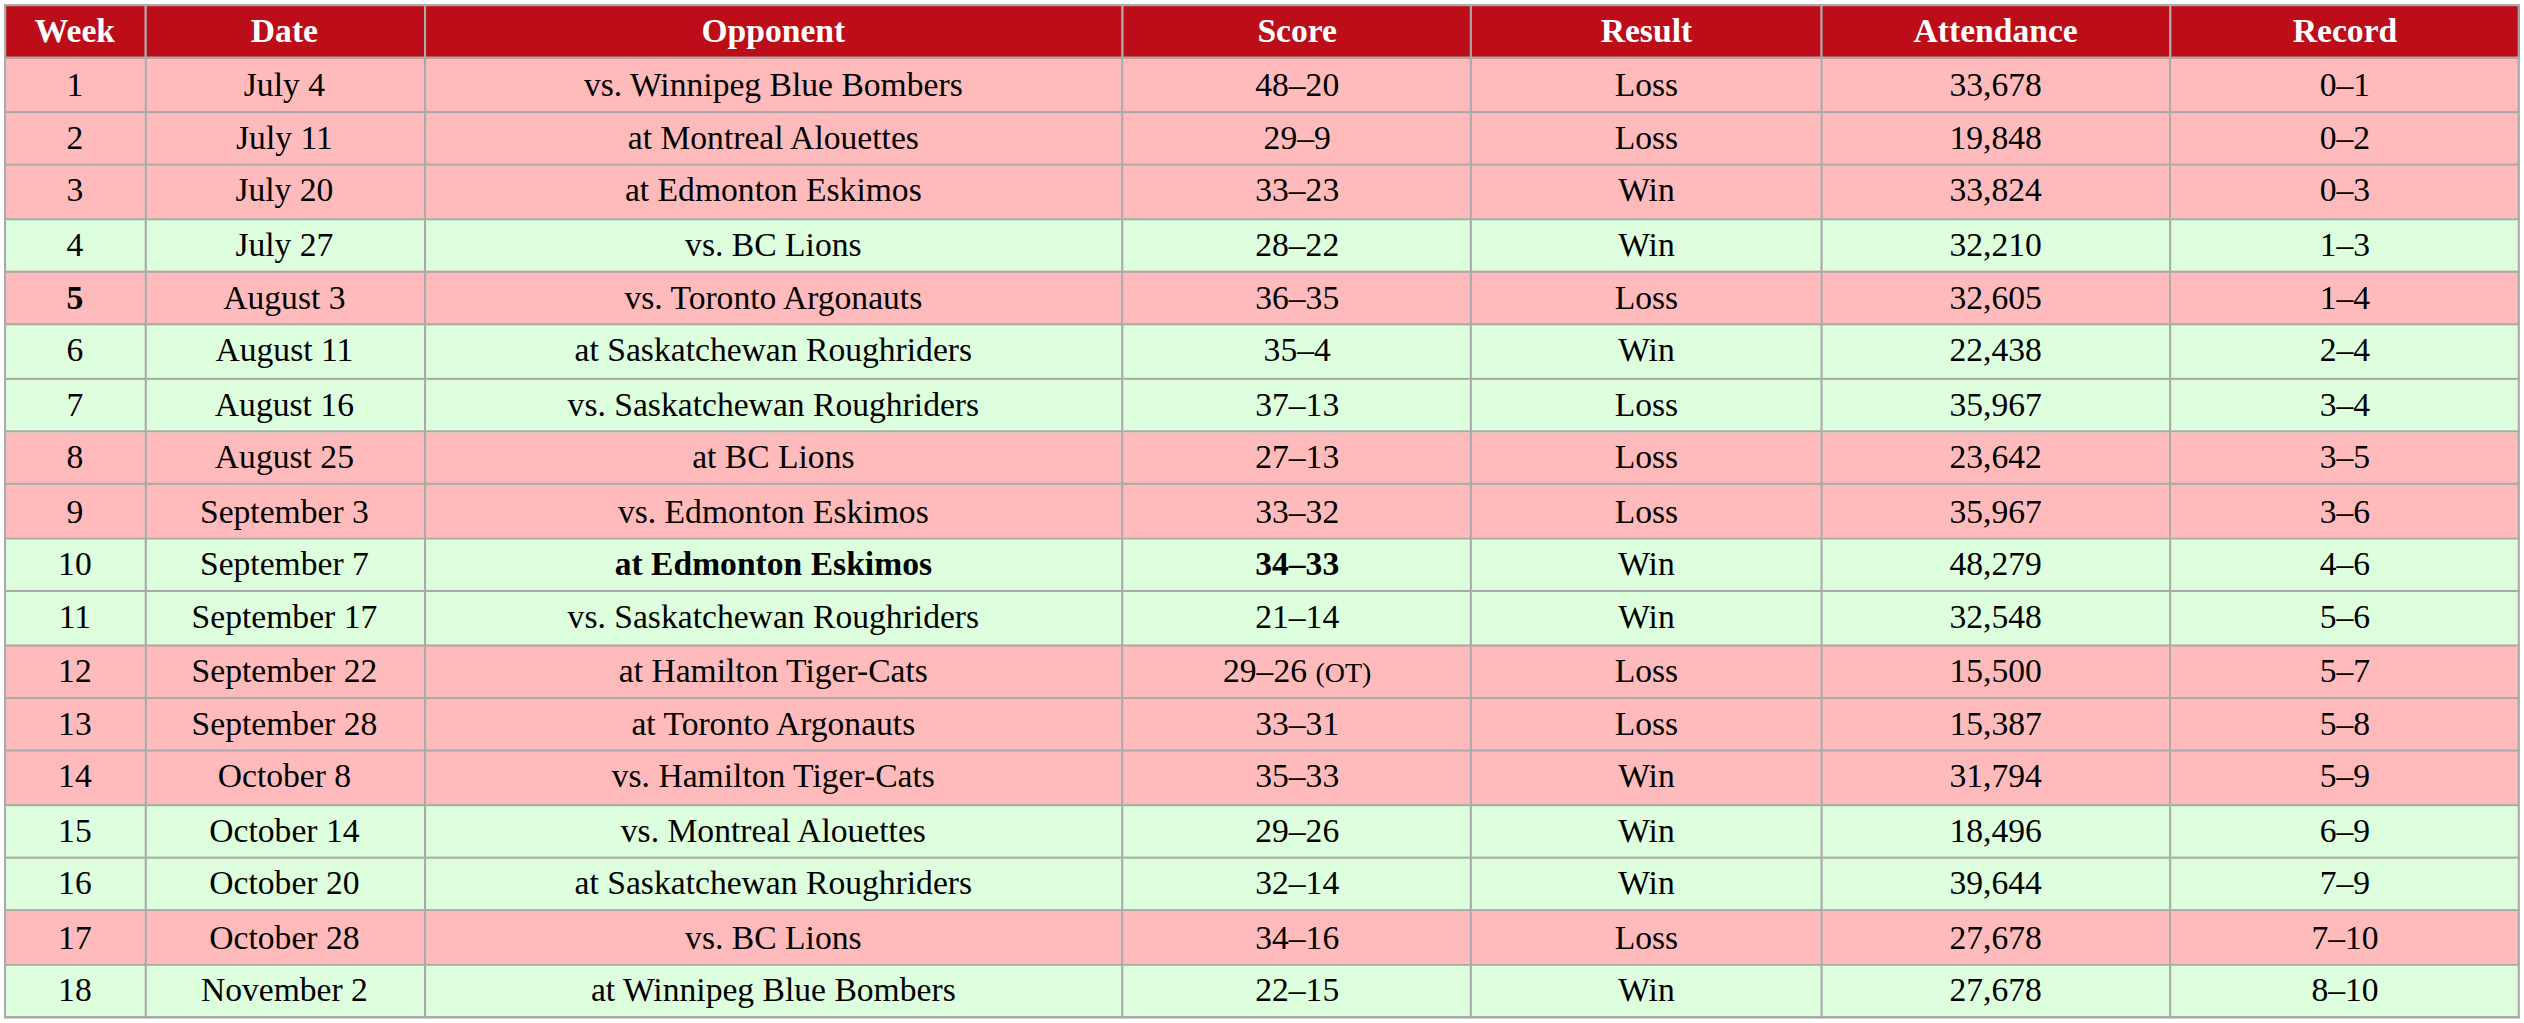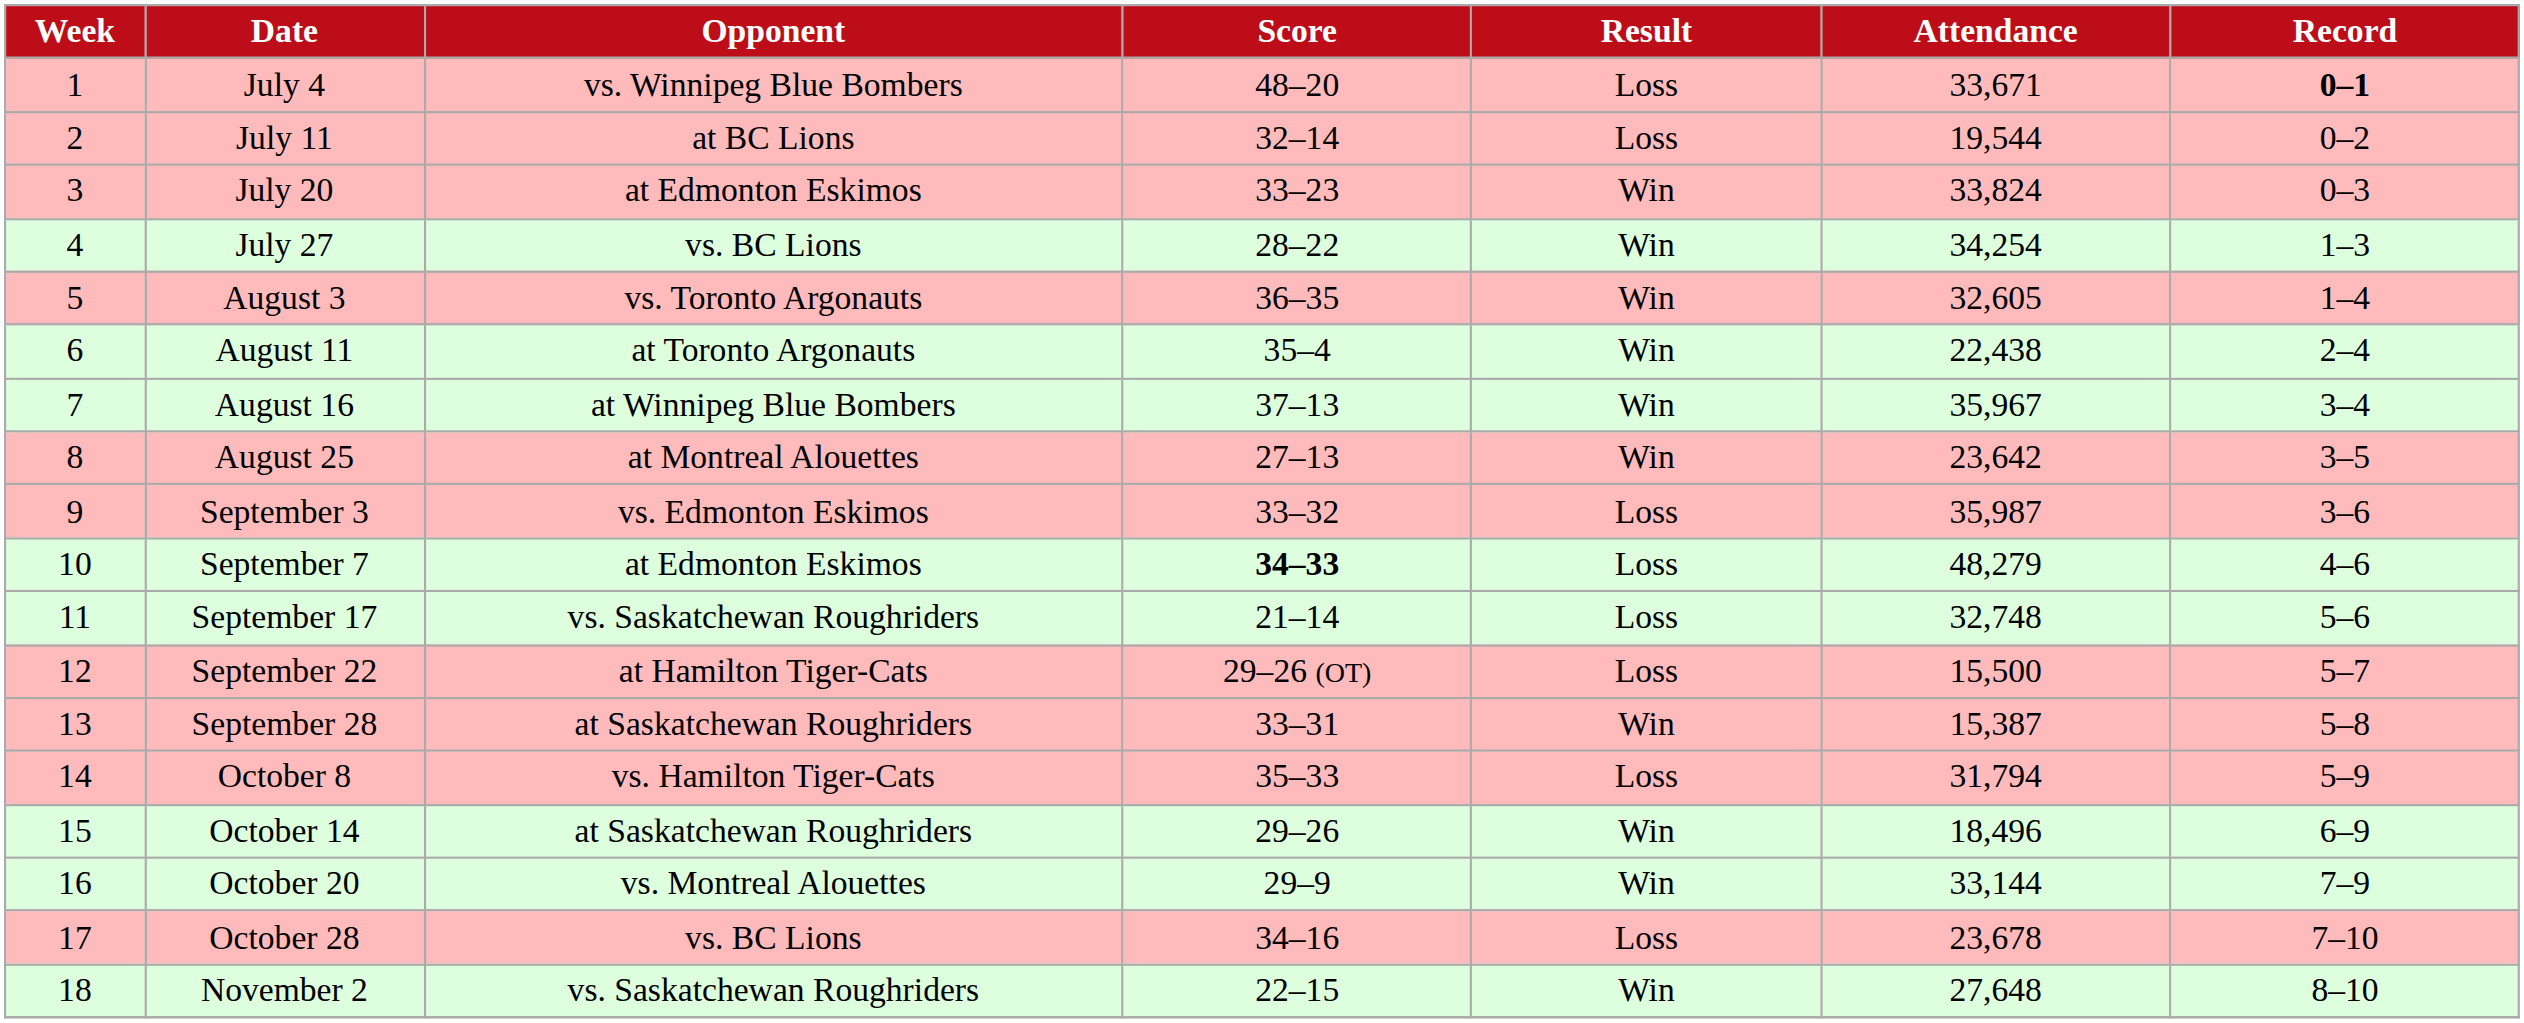(1996, 84) 33,678 -> (1996, 84) 33,671
(2345, 84) normal -> (2345, 84) bold
(773, 137) at Montreal Alouettes -> (773, 137) at BC Lions
(1297, 137) 29–9 -> (1297, 137) 32–14
(1996, 137) 19,848 -> (1996, 137) 19,544
(1996, 244) 32,210 -> (1996, 244) 34,254
(75, 297) bold -> (75, 297) normal
(1646, 297) Loss -> (1646, 297) Win
(773, 350) at Saskatchewan Roughriders -> (773, 350) at Toronto Argonauts
(773, 404) vs. Saskatchewan Roughriders -> (773, 404) at Winnipeg Blue Bombers
(1646, 404) Loss -> (1646, 404) Win
(773, 457) at BC Lions -> (773, 457) at Montreal Alouettes
(1646, 457) Loss -> (1646, 457) Win
(1996, 510) 35,967 -> (1996, 510) 35,987
(773, 564) bold -> (773, 564) normal
(1646, 564) Win -> (1646, 564) Loss
(1646, 617) Win -> (1646, 617) Loss
(1996, 617) 32,548 -> (1996, 617) 32,748
(773, 723) at Toronto Argonauts -> (773, 723) at Saskatchewan Roughriders
(1646, 723) Loss -> (1646, 723) Win
(1646, 777) Win -> (1646, 777) Loss
(773, 830) vs. Montreal Alouettes -> (773, 830) at Saskatchewan Roughriders
(773, 883) at Saskatchewan Roughriders -> (773, 883) vs. Montreal Alouettes
(1297, 883) 32–14 -> (1297, 883) 29–9
(1996, 883) 39,644 -> (1996, 883) 33,144
(1996, 937) 27,678 -> (1996, 937) 23,678
(773, 990) at Winnipeg Blue Bombers -> (773, 990) vs. Saskatchewan Roughriders
(1996, 990) 27,678 -> (1996, 990) 27,648
